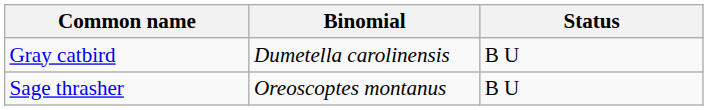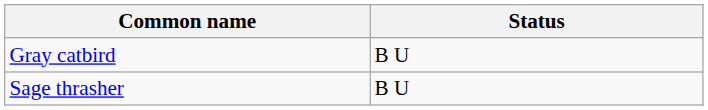- column: (365, 21)
